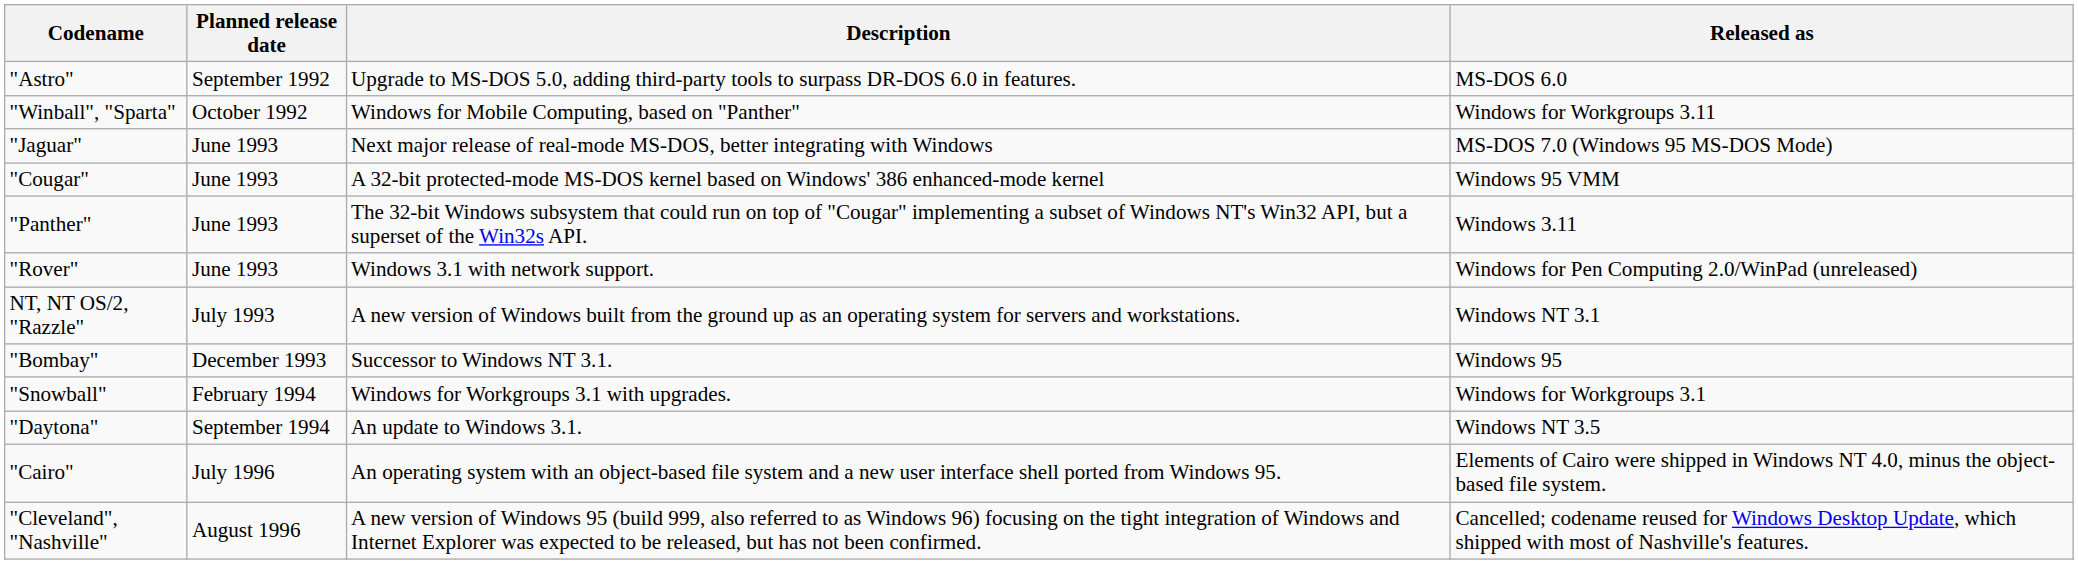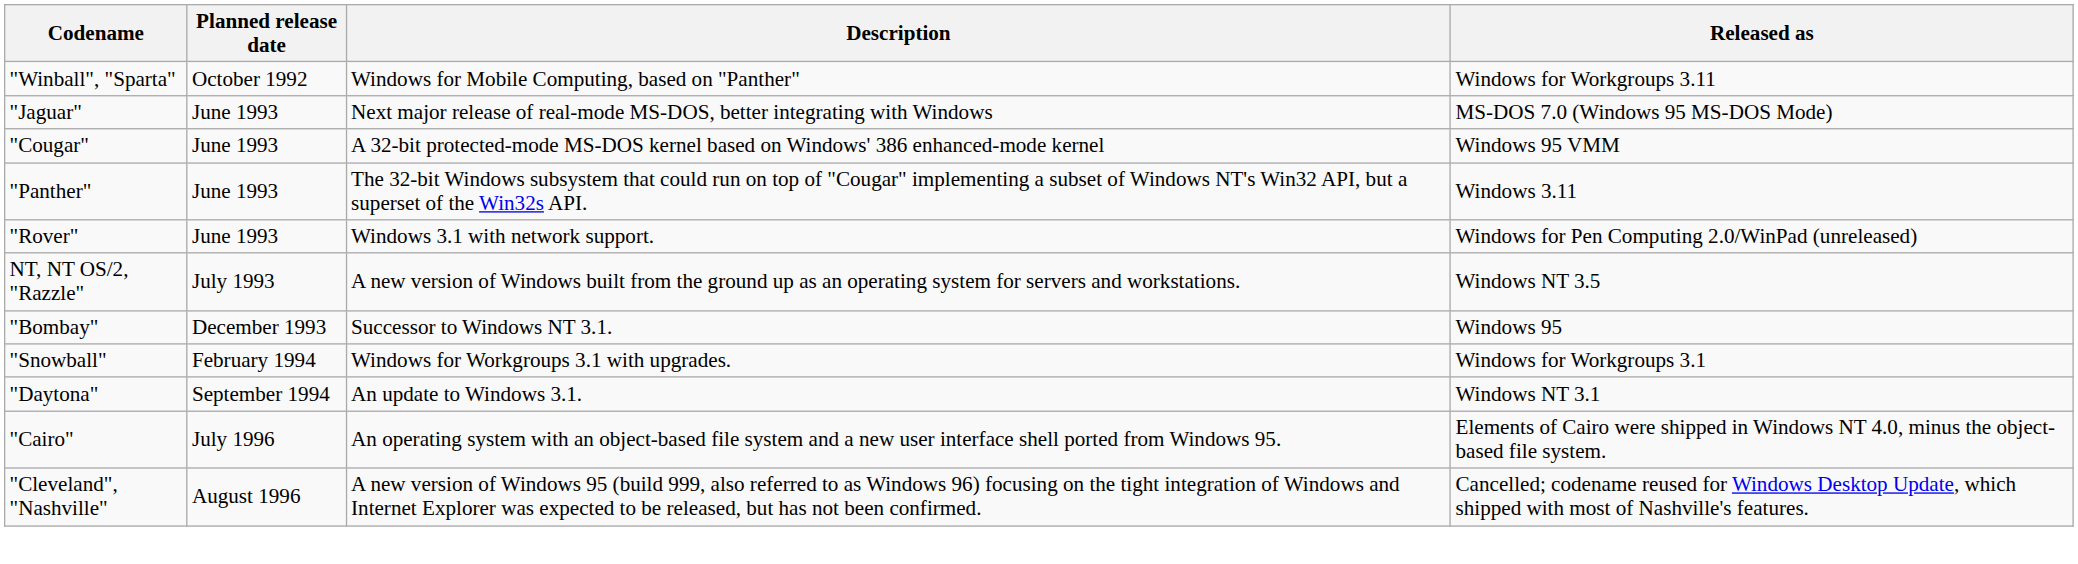- row: (42, 78)
(1528, 315) Windows NT 3.1 -> (1528, 281) Windows NT 3.5
(1528, 427) Windows NT 3.5 -> (1528, 393) Windows NT 3.1
